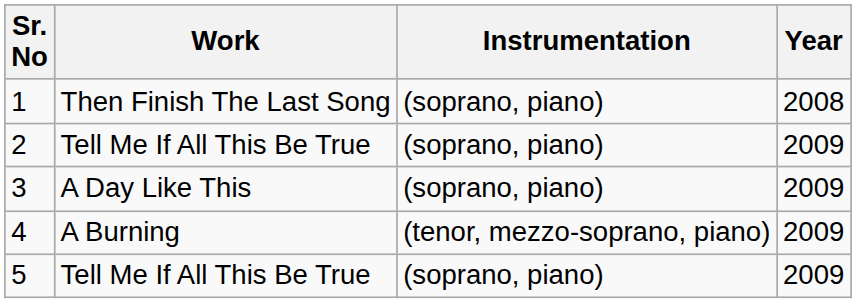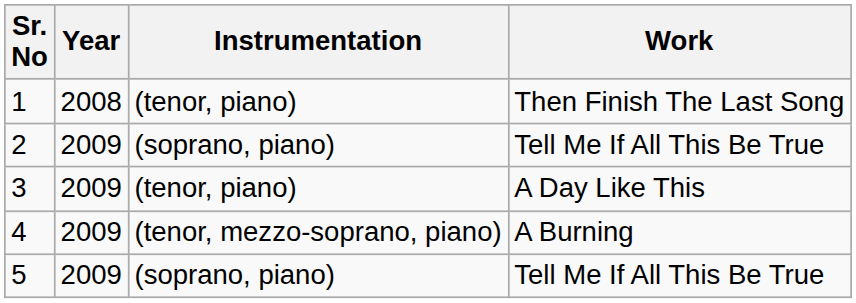columns swapped: (226, 41) <-> (814, 41)
(503, 100) (soprano, piano) -> (216, 100) (tenor, piano)
(503, 188) (soprano, piano) -> (216, 188) (tenor, piano)
